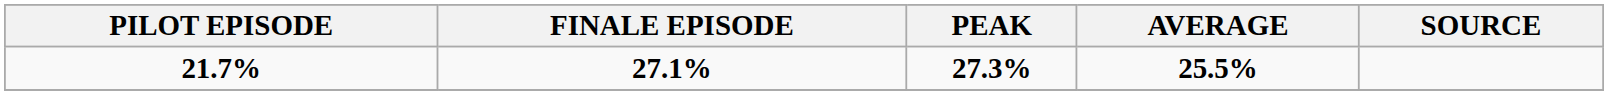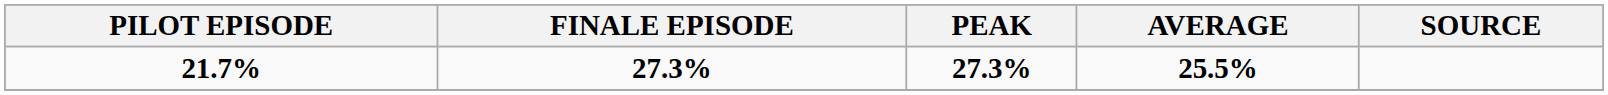(672, 67) 27.1% -> (672, 67) 27.3%
